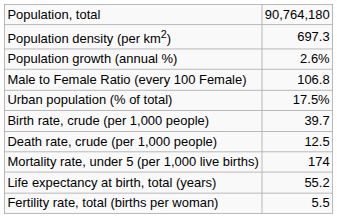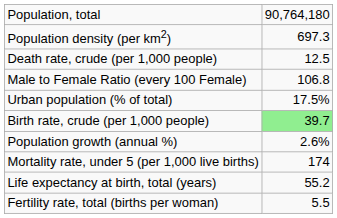rows swapped: (92, 59) <-> (112, 141)
(317, 121) no background -> (317, 121) lightgreen background
